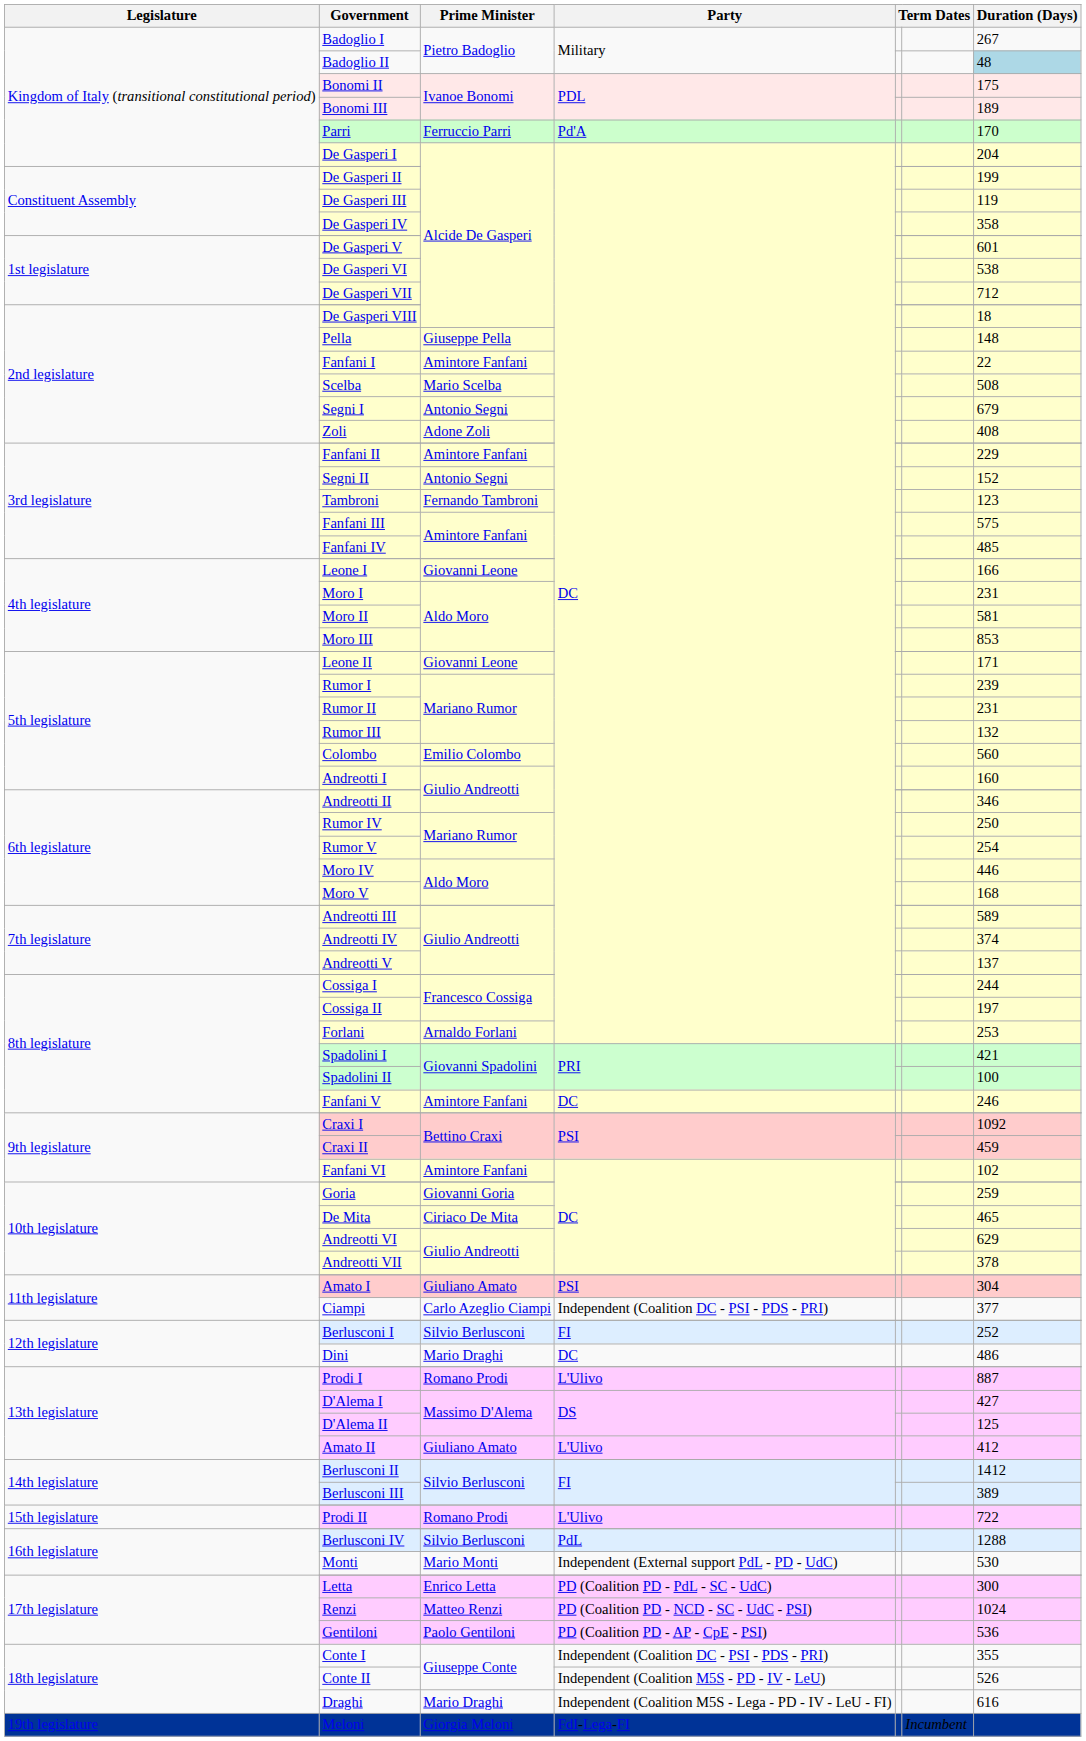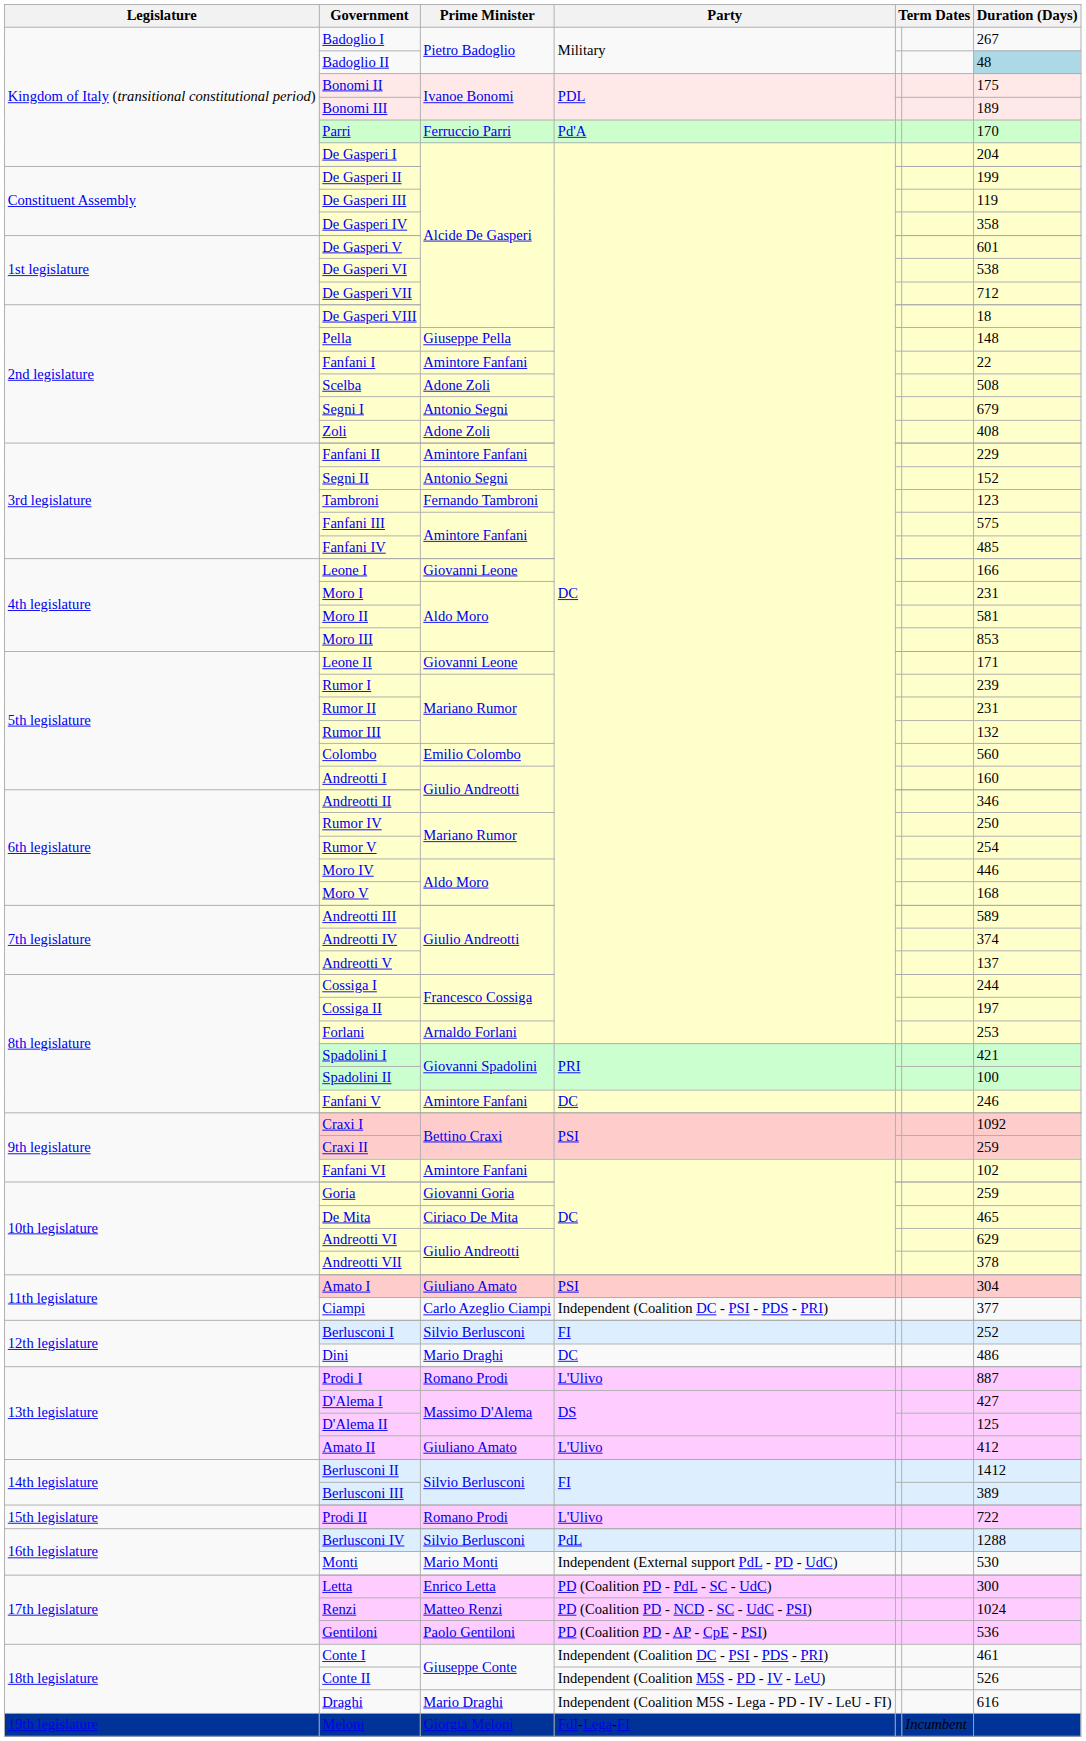(462, 385) Mario Scelba -> (457, 385) Adone Zoli
(988, 1147) 459 -> (988, 1147) 259
(988, 1655) 355 -> (988, 1655) 461
